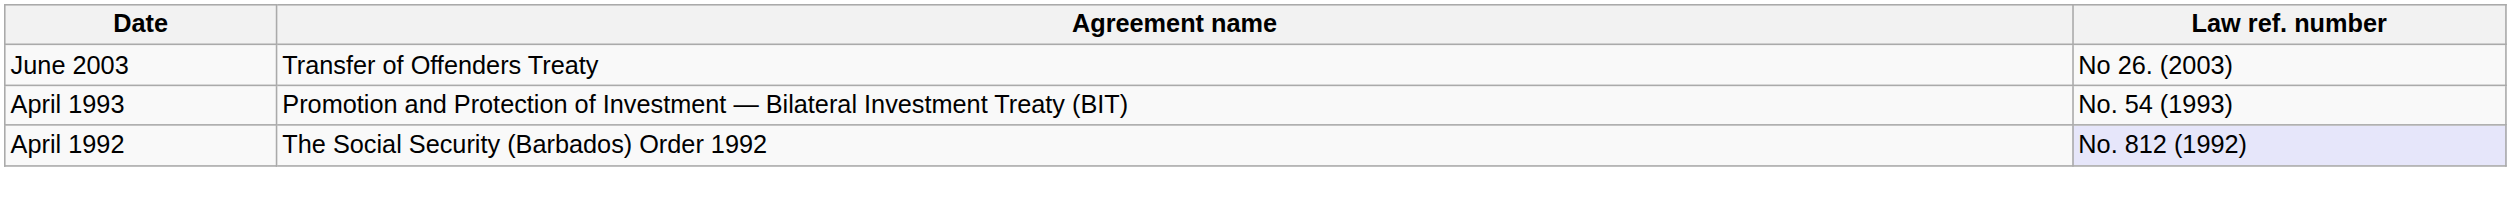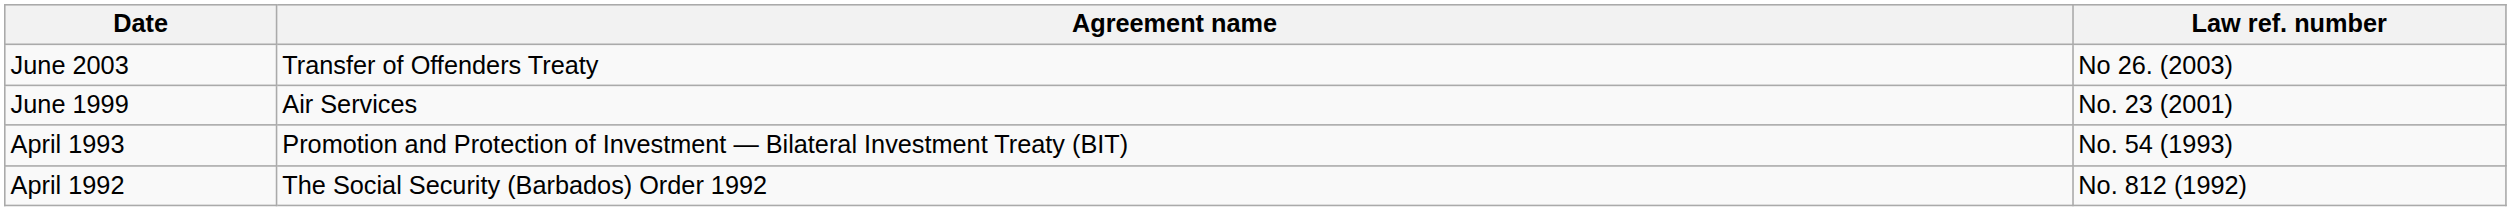+ row: (70, 104)
(2163, 144) lavender background -> (2163, 184) no background
